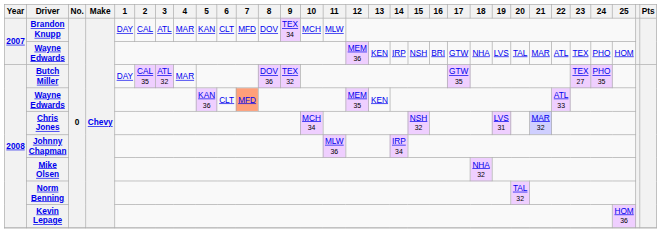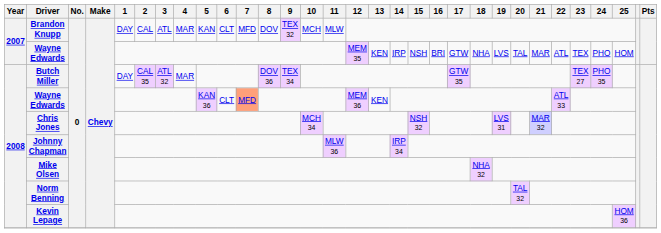(290, 29) TEX 34 -> (290, 29) TEX 32
(357, 53) MEM 36 -> (357, 53) MEM 35
(290, 76) TEX 32 -> (290, 76) TEX 34
(357, 99) MEM 35 -> (357, 99) MEM 36
